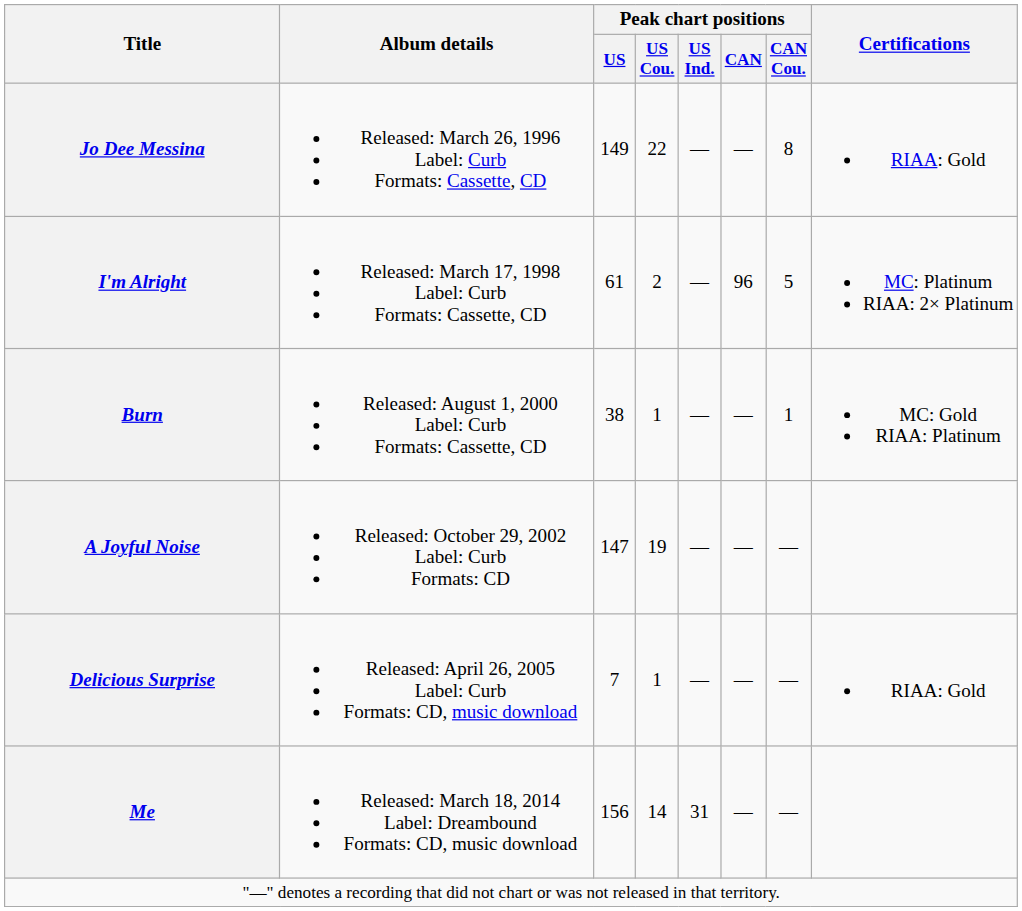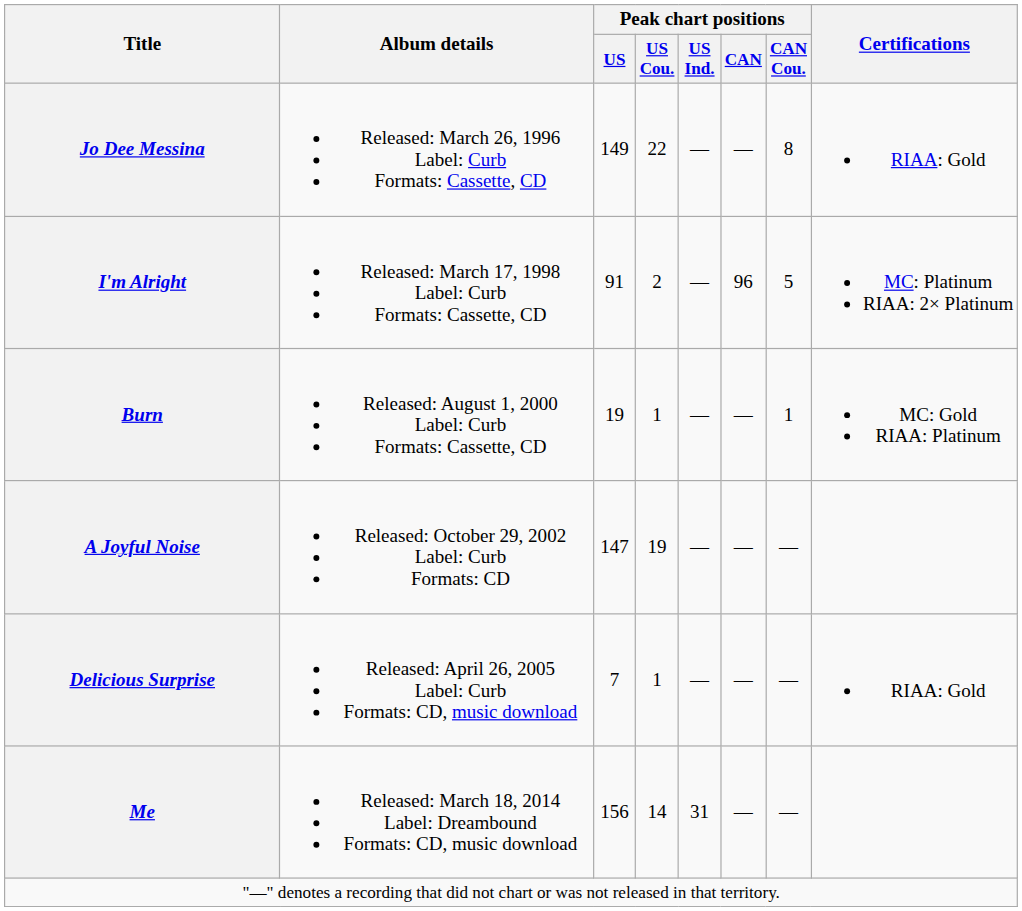(614, 281) 61 -> (614, 281) 91
(614, 414) 38 -> (614, 414) 19
